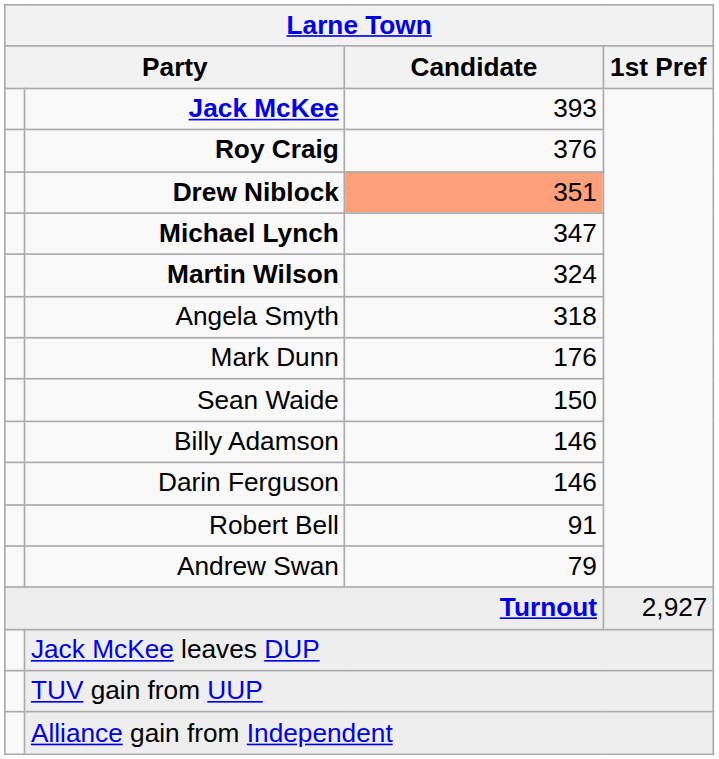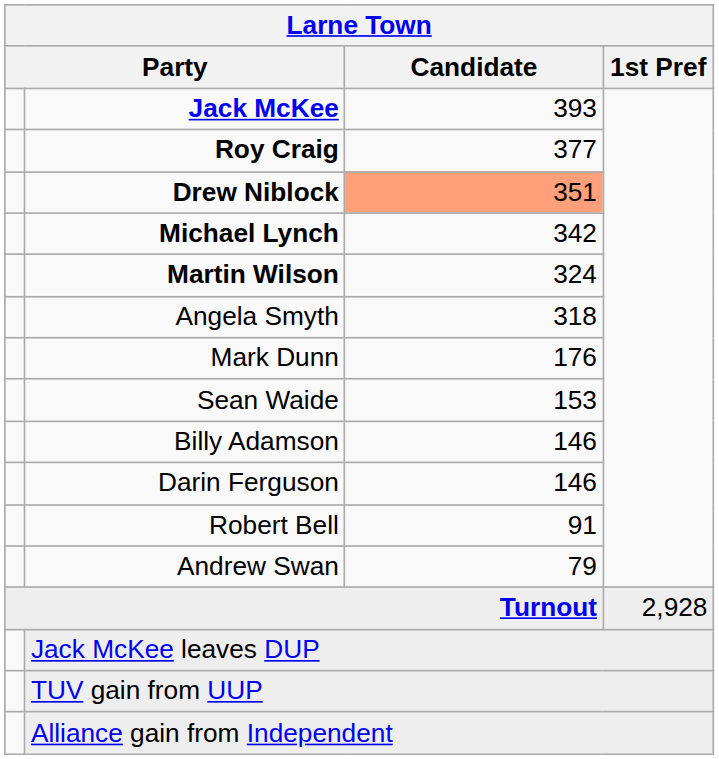(575, 150) 376 -> (575, 150) 377
(575, 233) 347 -> (575, 233) 342
(575, 399) 150 -> (575, 399) 153
(675, 607) 2,927 -> (675, 607) 2,928
